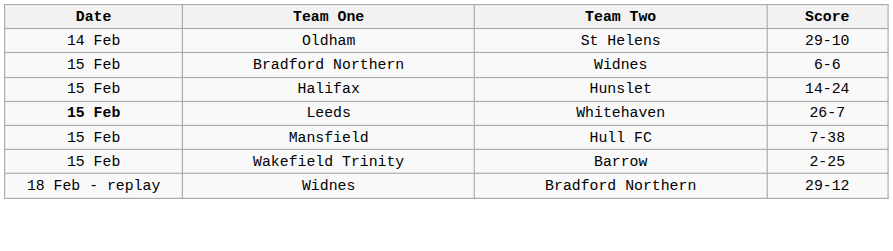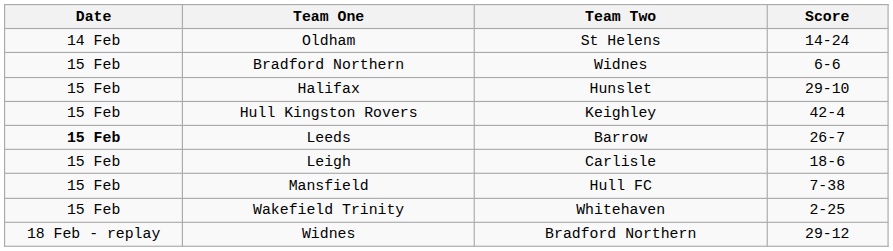(827, 41) 29-10 -> (827, 41) 14-24
(827, 89) 14-24 -> (827, 89) 29-10
+ row: (329, 113)
(621, 113) Whitehaven -> (621, 137) Barrow
+ row: (329, 162)
(621, 162) Barrow -> (621, 210) Whitehaven
